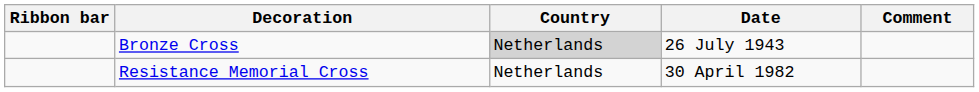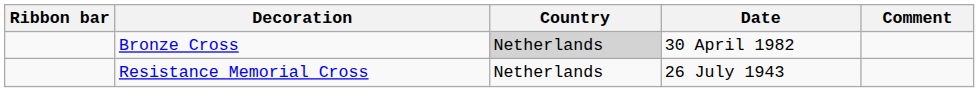(725, 45) 26 July 1943 -> (730, 45) 30 April 1982
(730, 72) 30 April 1982 -> (725, 72) 26 July 1943
